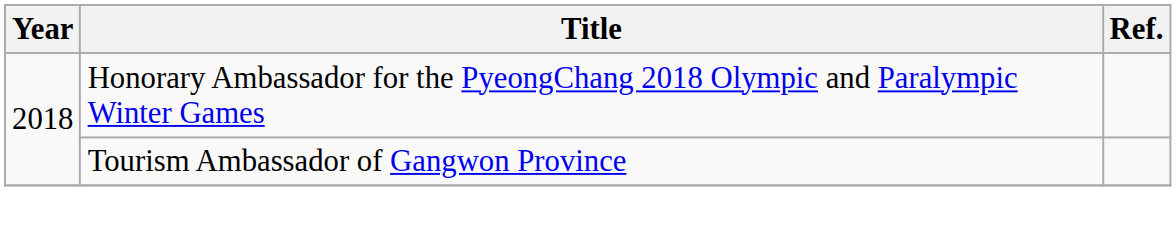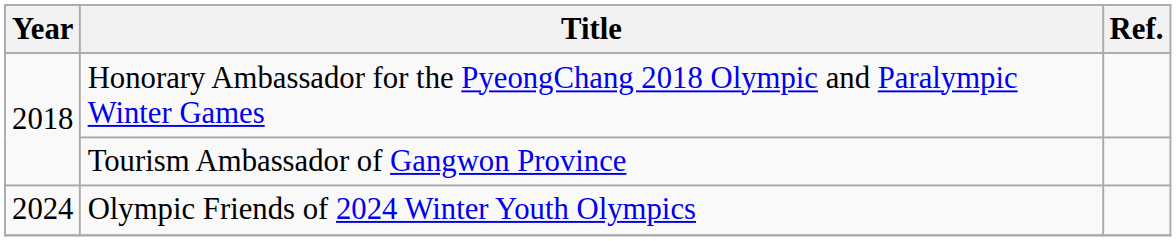+ row: (392, 209)
